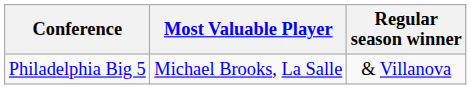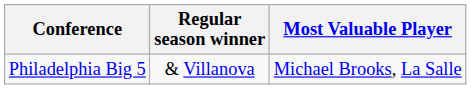columns swapped: (406, 29) <-> (248, 29)
